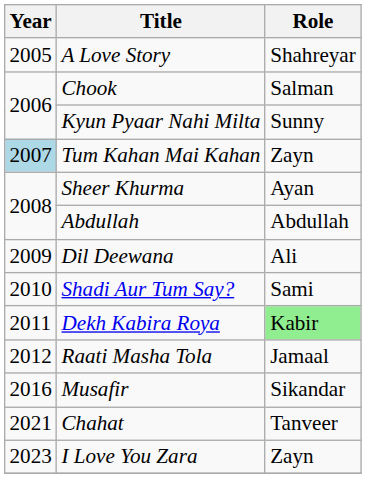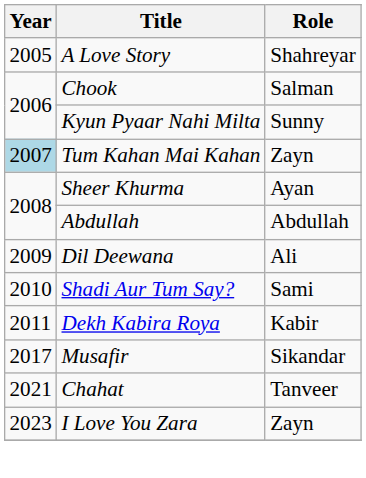(294, 322) lightgreen background -> (294, 322) no background
- row: (137, 356)
(31, 389) 2016 -> (31, 356) 2017
